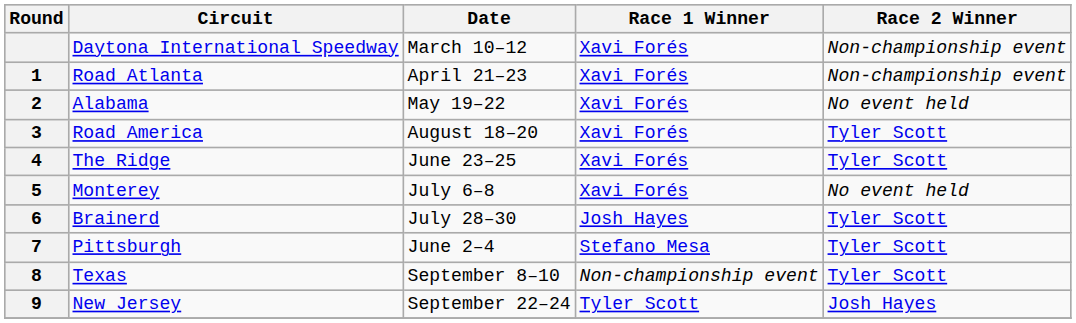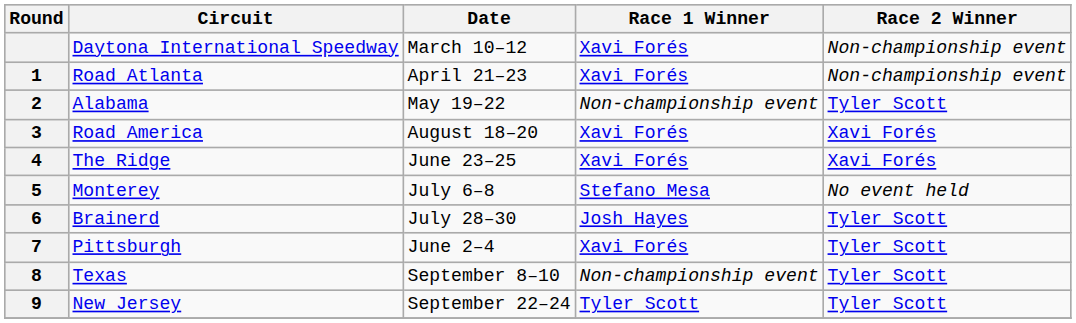(634, 105) Xavi Forés -> (699, 105) Non-championship event
(898, 105) No event held -> (887, 105) Tyler Scott
(887, 133) Tyler Scott -> (882, 133) Xavi Forés
(887, 162) Tyler Scott -> (882, 162) Xavi Forés
(634, 190) Xavi Forés -> (645, 190) Stefano Mesa
(645, 248) Stefano Mesa -> (634, 248) Xavi Forés
(882, 305) Josh Hayes -> (887, 305) Tyler Scott
